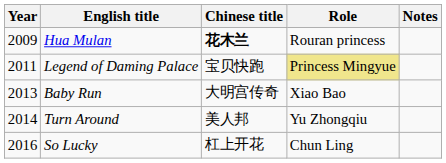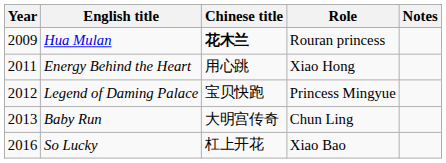+ row: (118, 67)
(22, 67) 2011 -> (23, 93) 2012
(343, 67) khaki background -> (343, 93) no background
(318, 93) Xiao Bao -> (322, 119) Chun Ling
- row: (82, 119)
(322, 145) Chun Ling -> (318, 145) Xiao Bao
